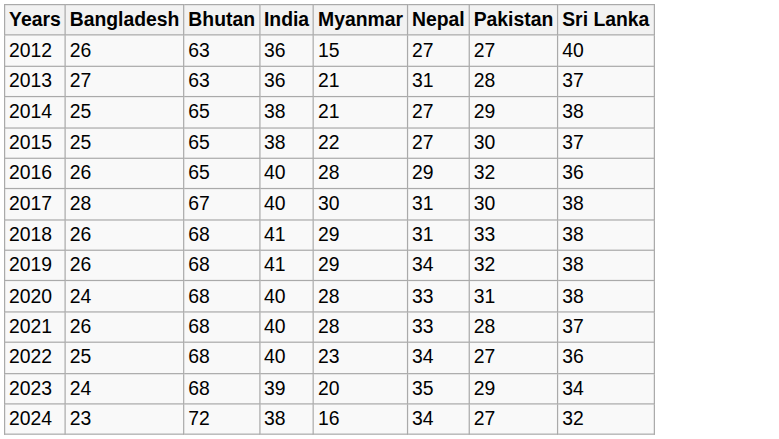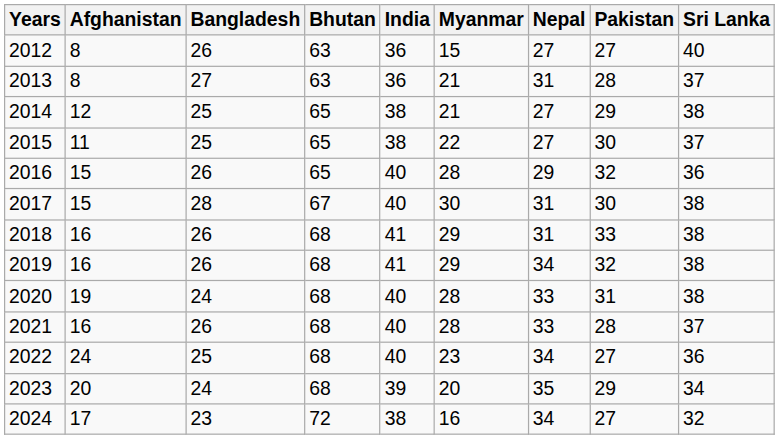+ column: (126, 19)
